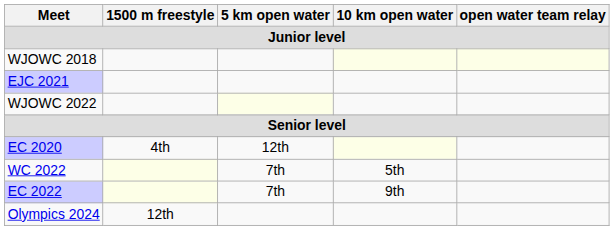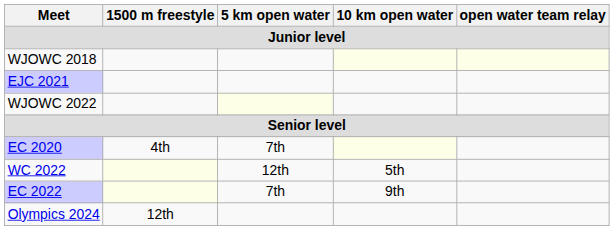(275, 147) 12th -> (275, 147) 7th
(275, 170) 7th -> (275, 170) 12th
